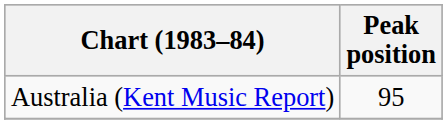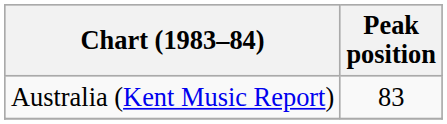(391, 97) 95 -> (391, 97) 83
